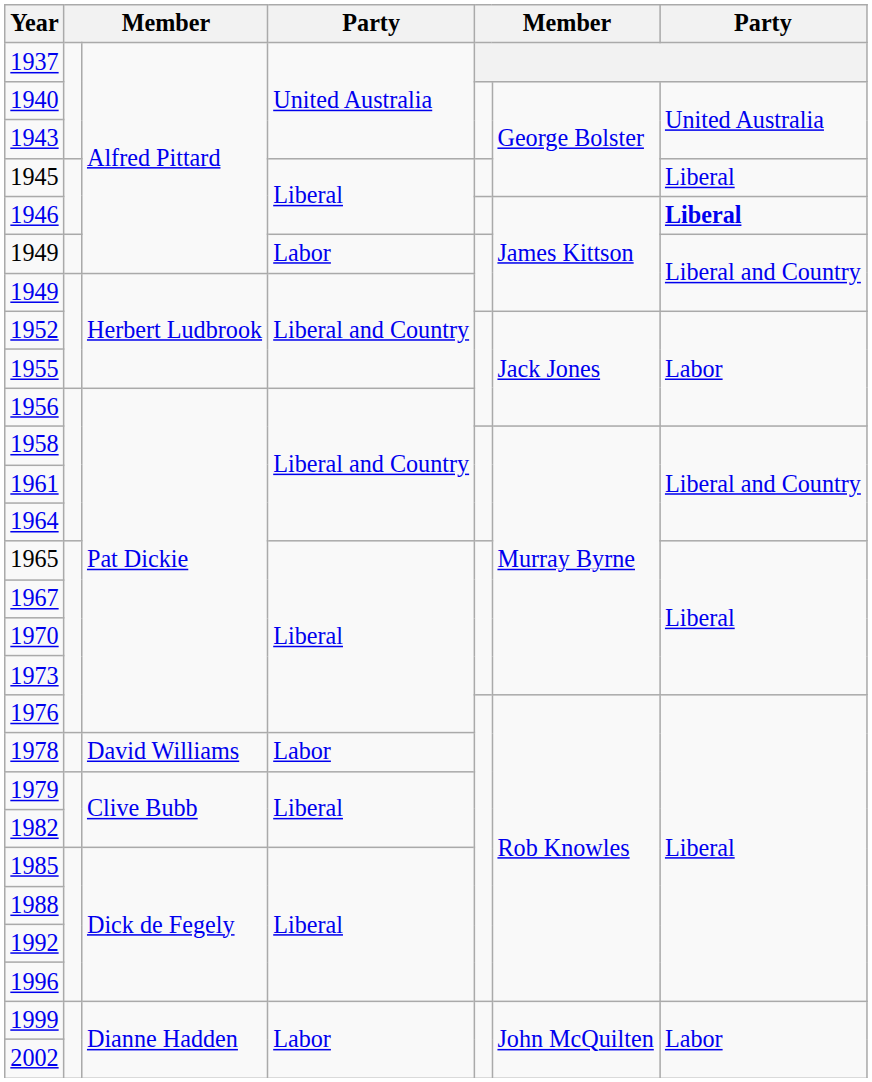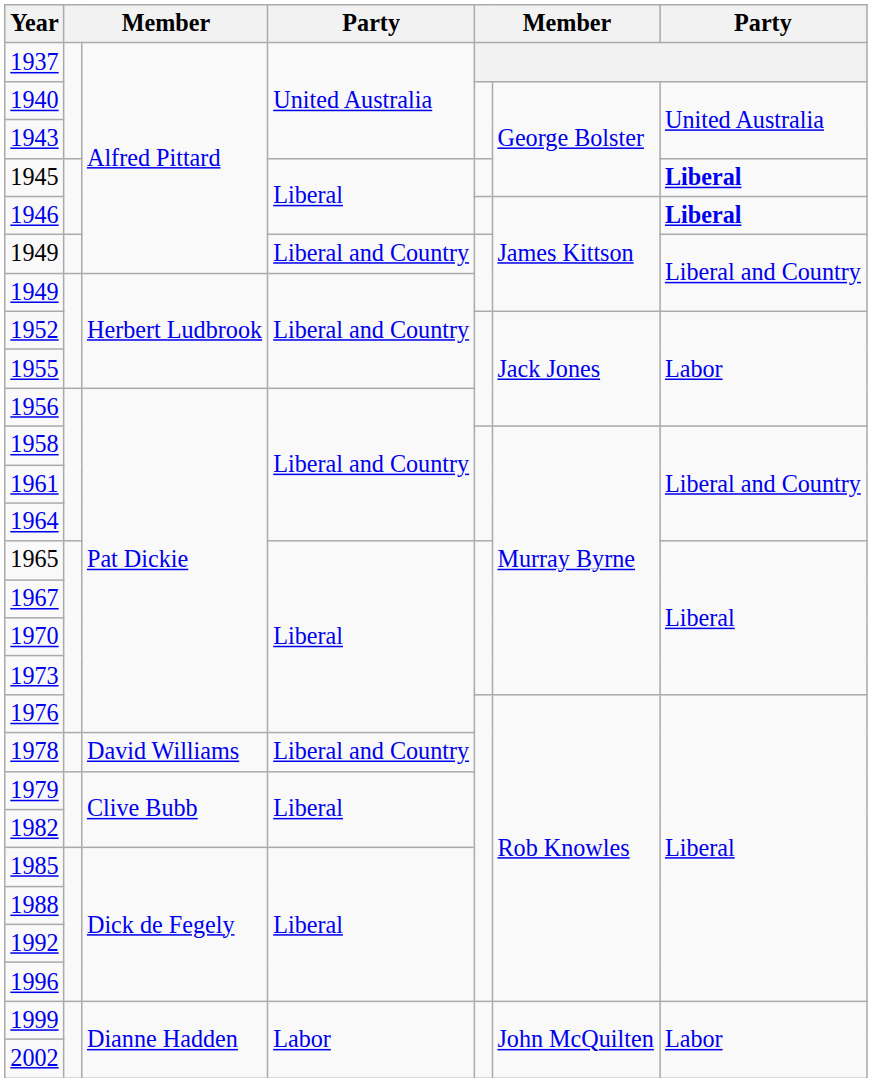(700, 176) normal -> (703, 176) bold
(302, 253) Labor -> (371, 253) Liberal and Country
(302, 751) Labor -> (371, 751) Liberal and Country
